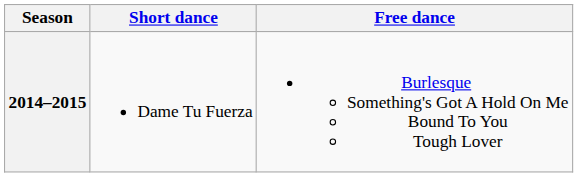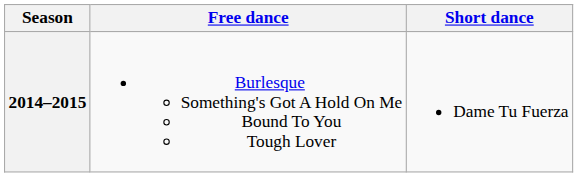columns swapped: (173, 18) <-> (415, 18)
